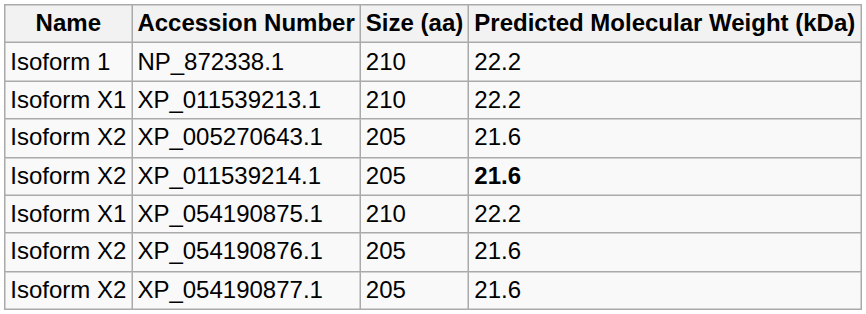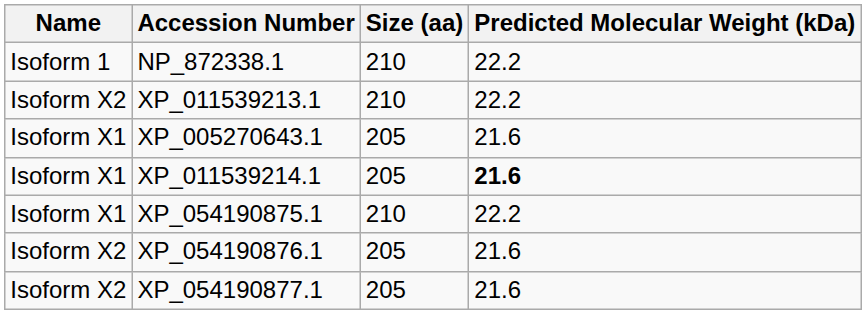(68, 99) Isoform X1 -> (68, 99) Isoform X2
(68, 137) Isoform X2 -> (68, 137) Isoform X1
(68, 175) Isoform X2 -> (68, 175) Isoform X1
